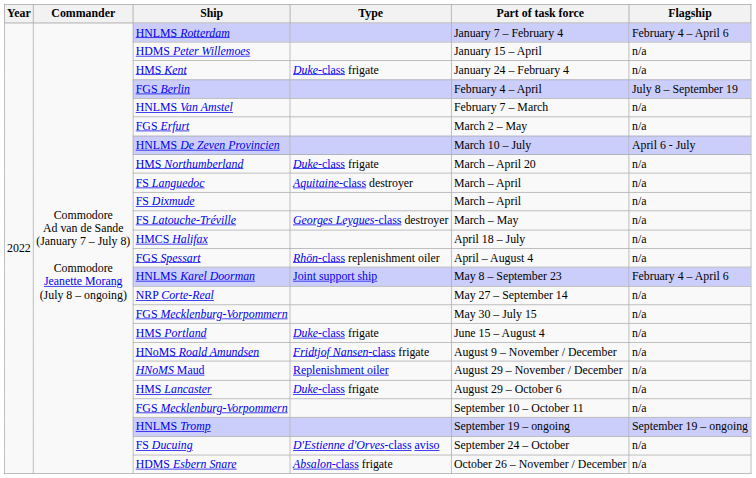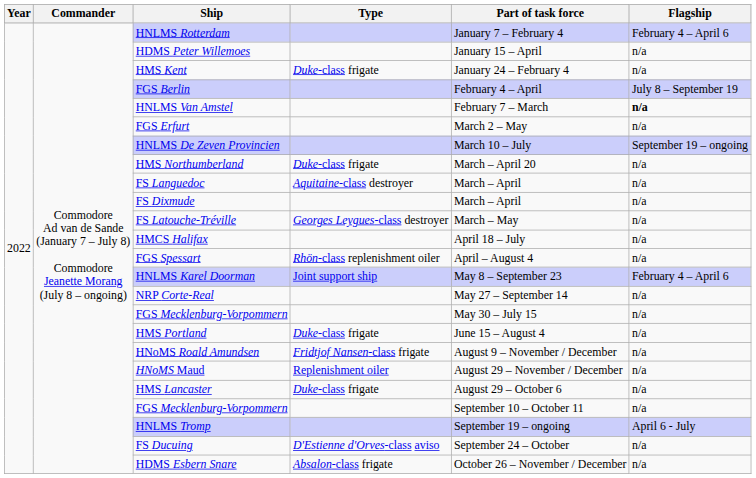(639, 107) normal -> (640, 107) bold
(664, 145) April 6 - July -> (690, 145) September 19 – ongoing
(690, 426) September 19 – ongoing -> (664, 426) April 6 - July
